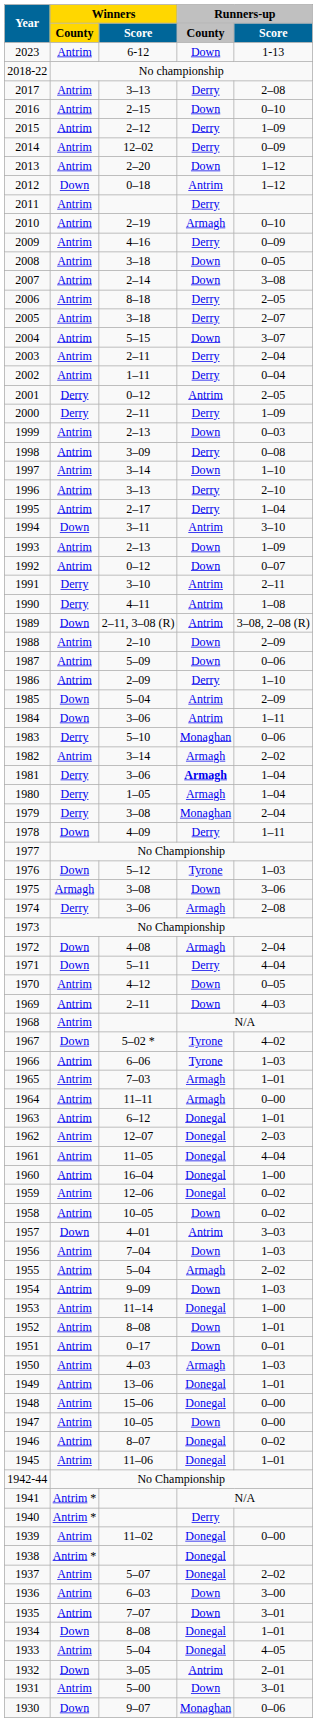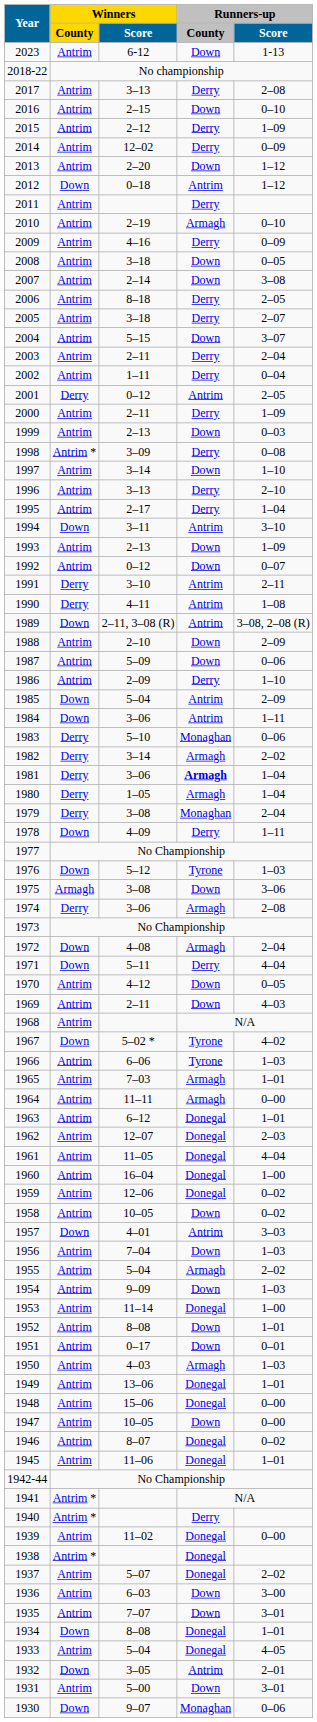(74, 413) Derry -> (74, 413) Antrim
(74, 451) Antrim -> (74, 451) Antrim *
(74, 756) Antrim -> (74, 756) Derry
